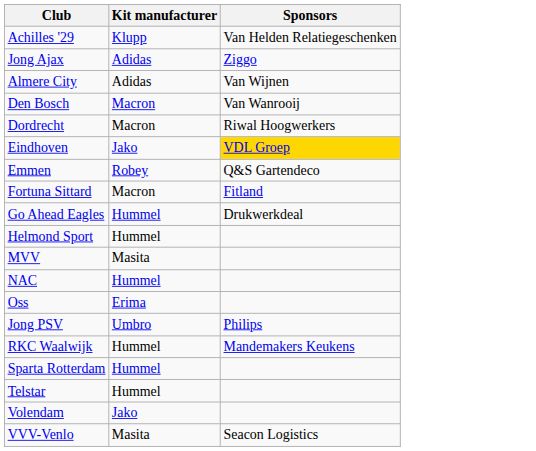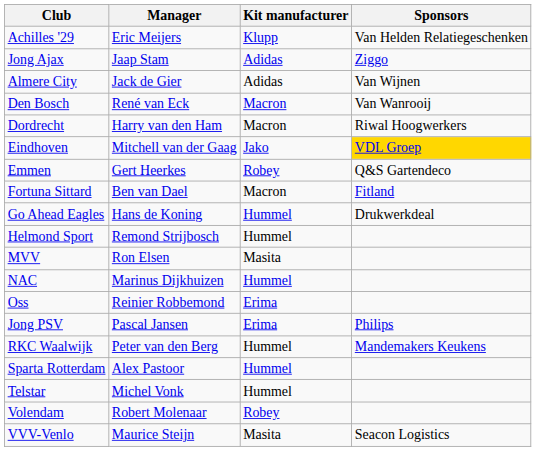+ column: (174, 15)
(132, 324) Umbro -> (260, 324) Erima
(125, 412) Jako -> (261, 412) Robey
